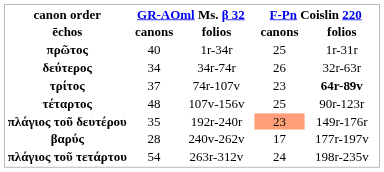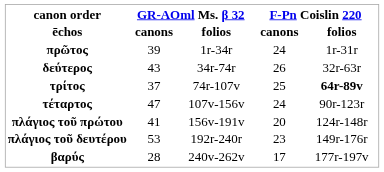(154, 50) 40 -> (154, 50) 39
(279, 50) 25 -> (279, 50) 24
(154, 68) 34 -> (154, 68) 43
(279, 85) 23 -> (279, 85) 25
(154, 103) 48 -> (154, 103) 47
(279, 103) 25 -> (279, 103) 24
+ row: (67, 121)
(154, 121) 35 -> (154, 139) 53
(279, 121) lightsalmon background -> (279, 139) no background
- row: (67, 157)
